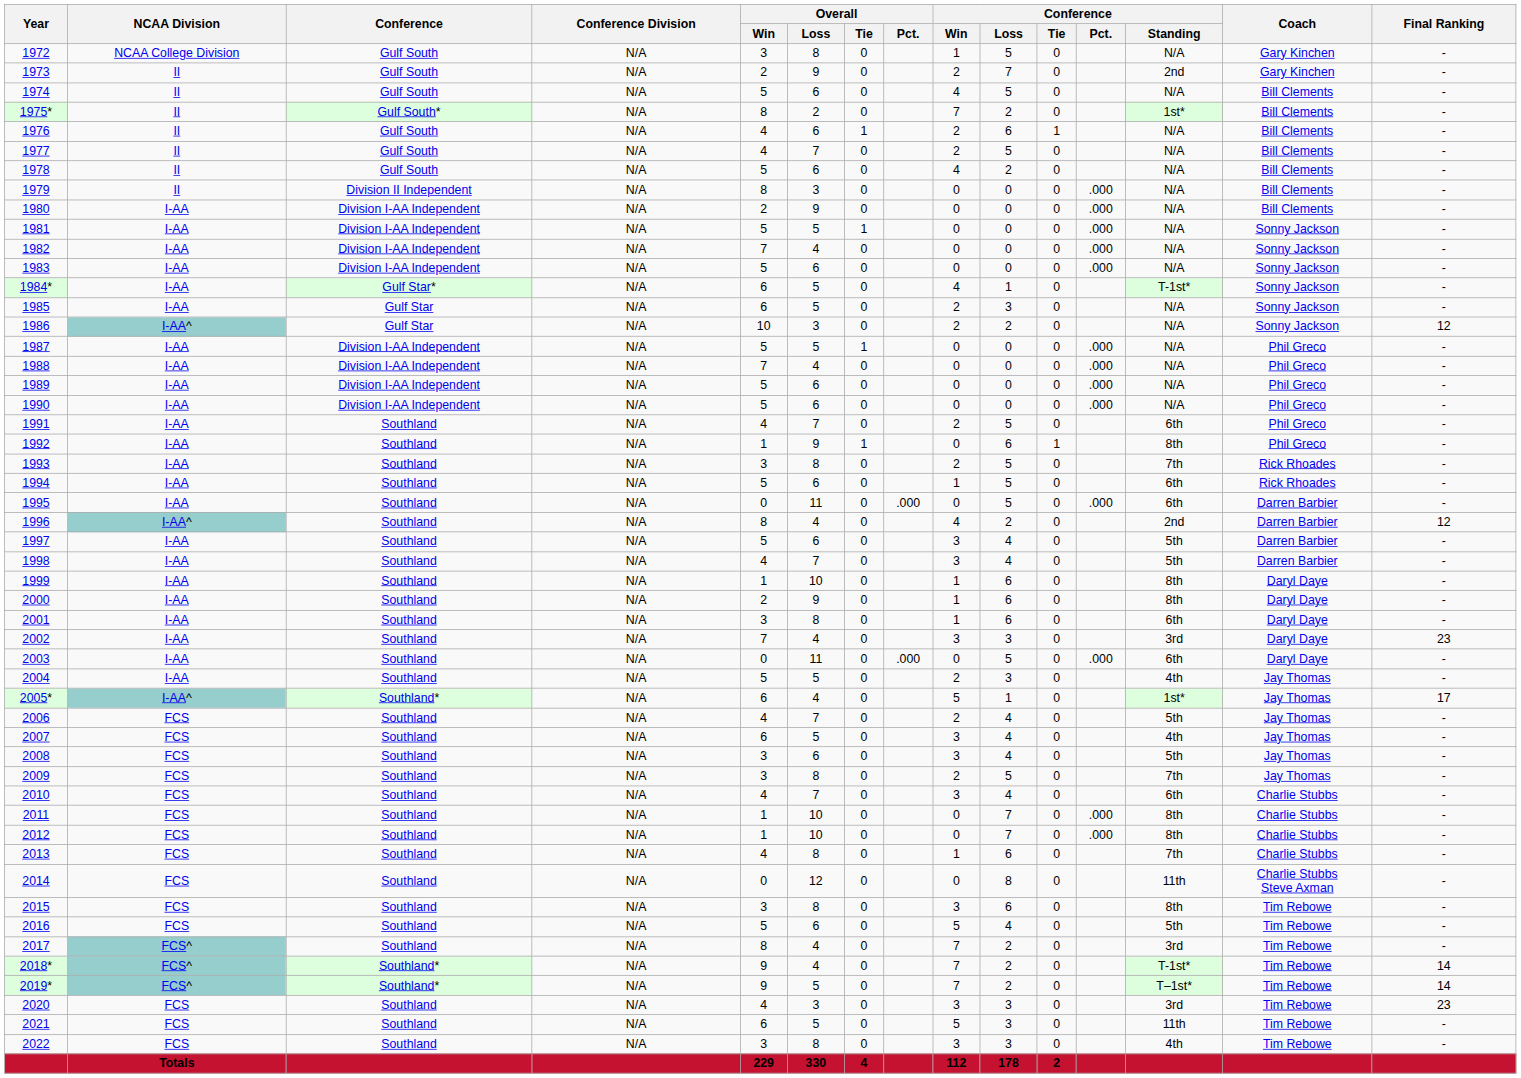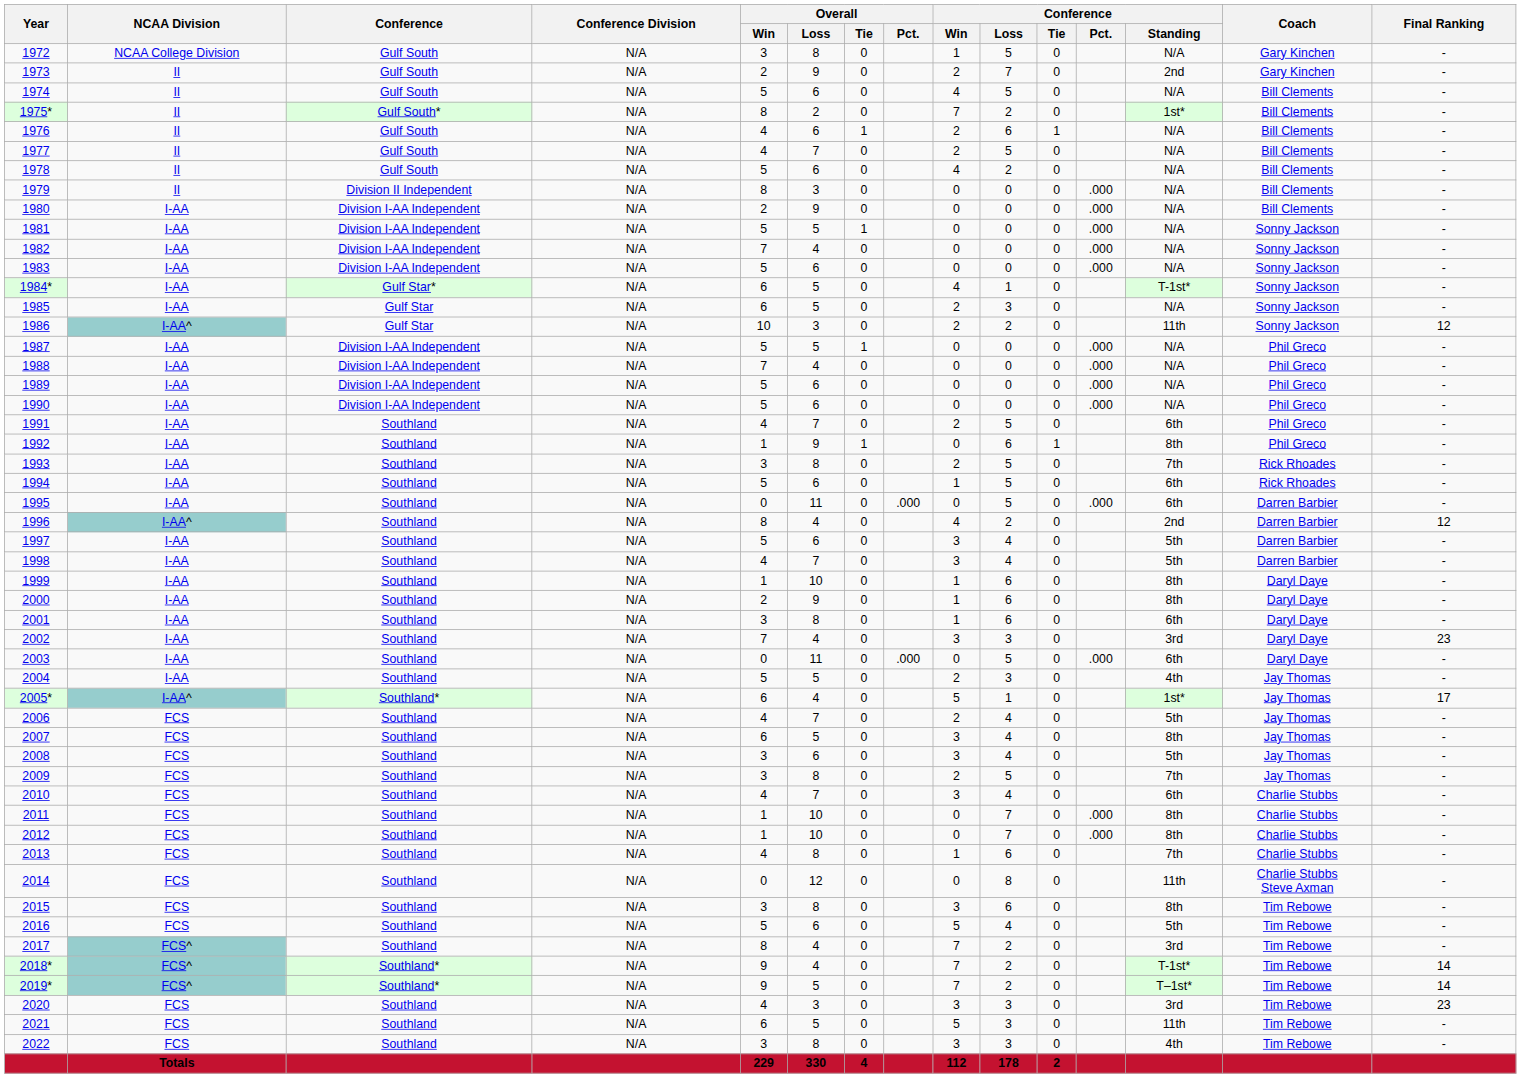(1174, 326) N/A -> (1174, 326) 11th
(1174, 737) 4th -> (1174, 737) 8th
